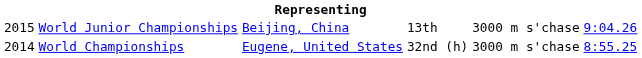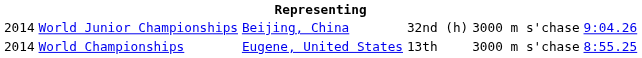(19, 28) 2015 -> (19, 28) 2014
(422, 28) 13th -> (438, 28) 32nd (h)
(438, 47) 32nd (h) -> (422, 47) 13th
